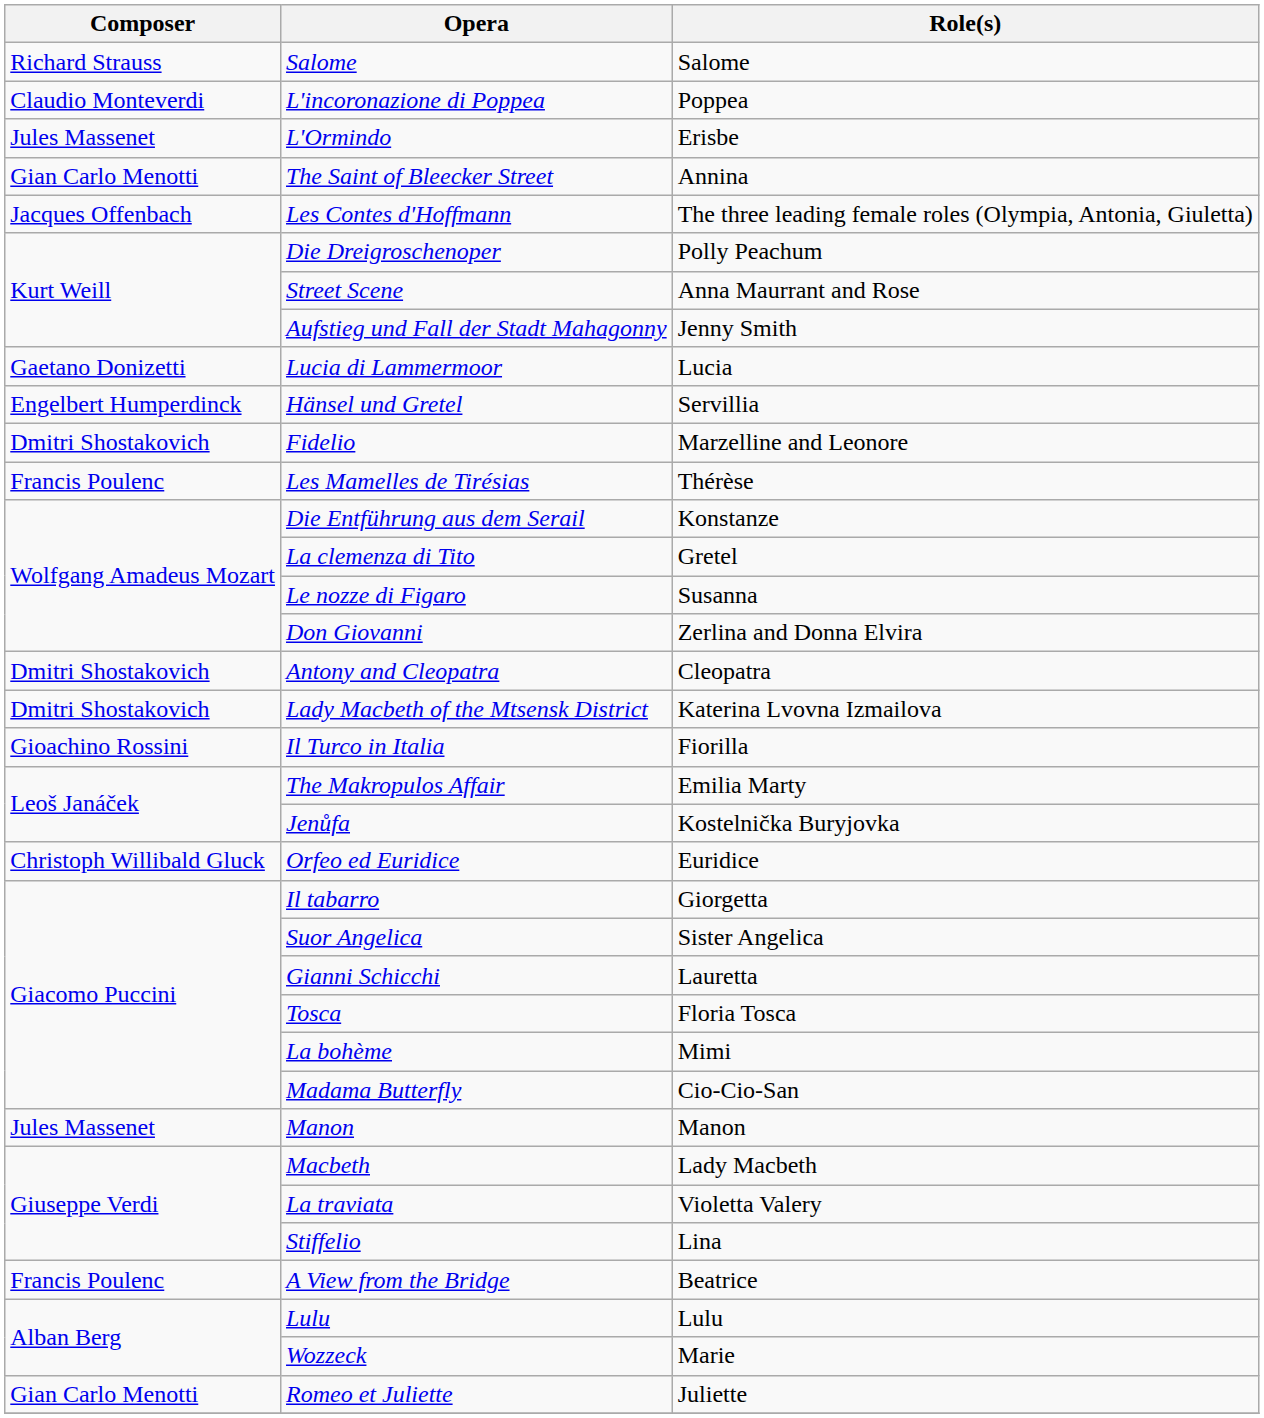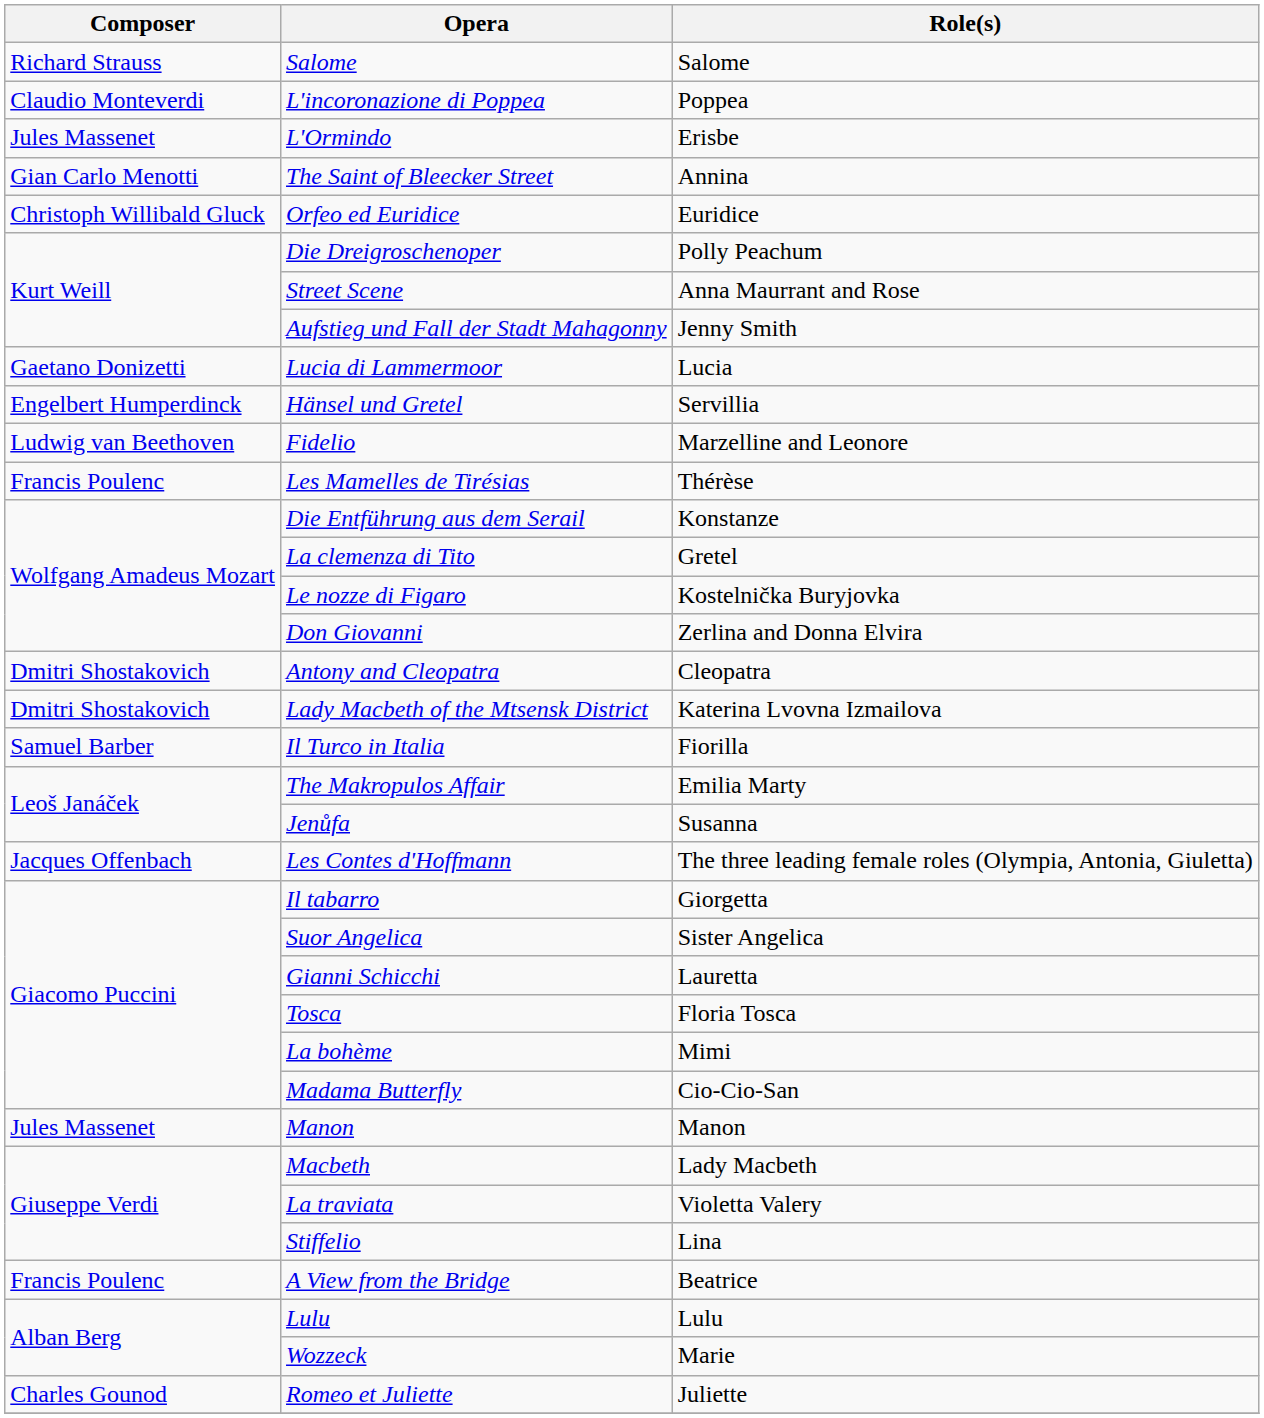rows swapped: (373, 860) <-> (399, 213)
(110, 442) Dmitri Shostakovich -> (122, 442) Ludwig van Beethoven
(718, 594) Susanna -> (789, 594) Kostelnička Buryjovka
(99, 746) Gioachino Rossini -> (82, 746) Samuel Barber
(789, 822) Kostelnička Buryjovka -> (718, 822) Susanna
(104, 1393) Gian Carlo Menotti -> (89, 1393) Charles Gounod
